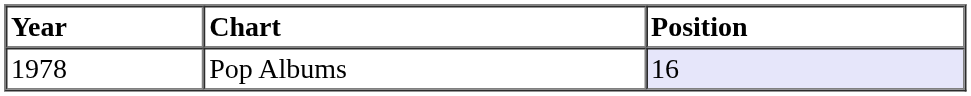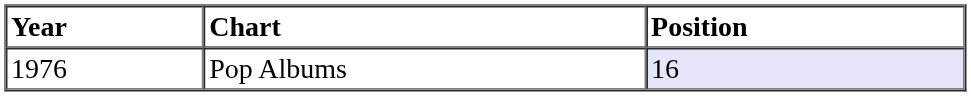(39, 68) 1978 -> (39, 68) 1976
